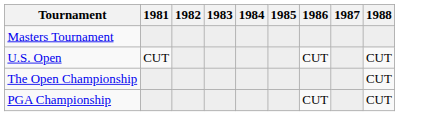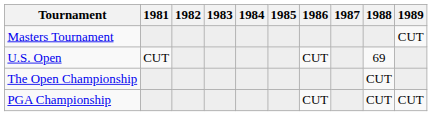+ column: (411, 15)
(379, 57) CUT -> (379, 57) 69
